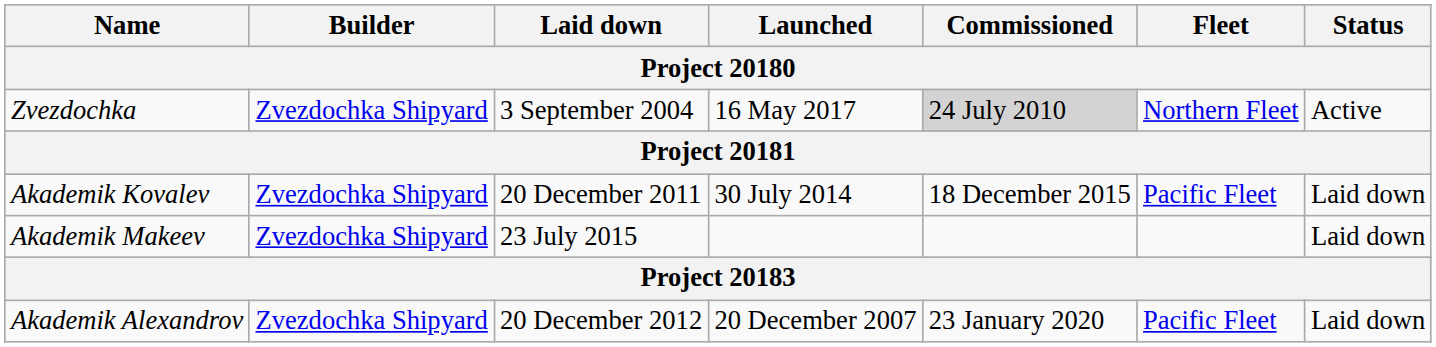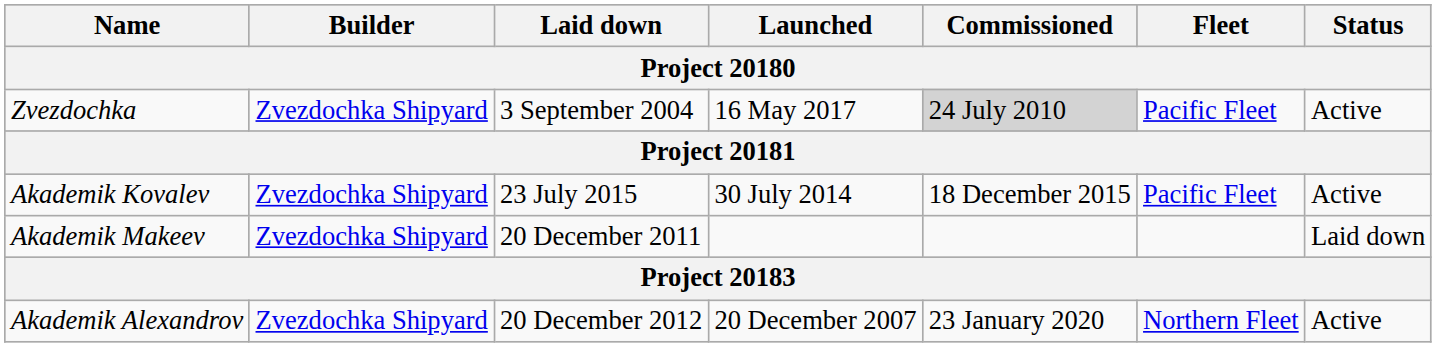(1221, 109) Northern Fleet -> (1210, 109) Pacific Fleet
(601, 194) 20 December 2011 -> (569, 194) 23 July 2015
(1368, 194) Laid down -> (1346, 194) Active
(569, 236) 23 July 2015 -> (601, 236) 20 December 2011
(1210, 320) Pacific Fleet -> (1221, 320) Northern Fleet
(1368, 320) Laid down -> (1346, 320) Active
